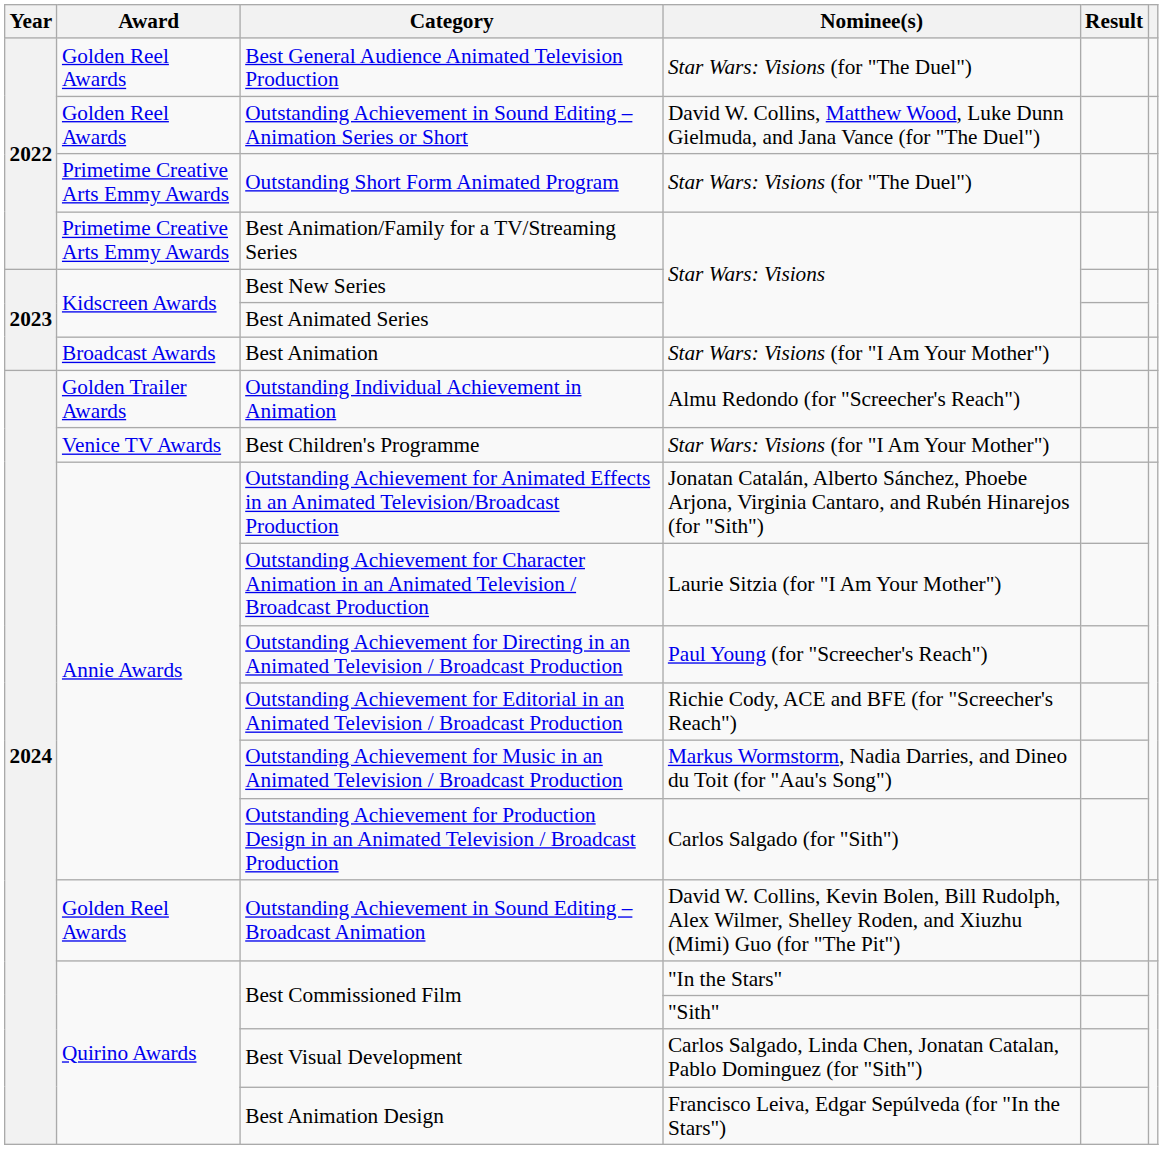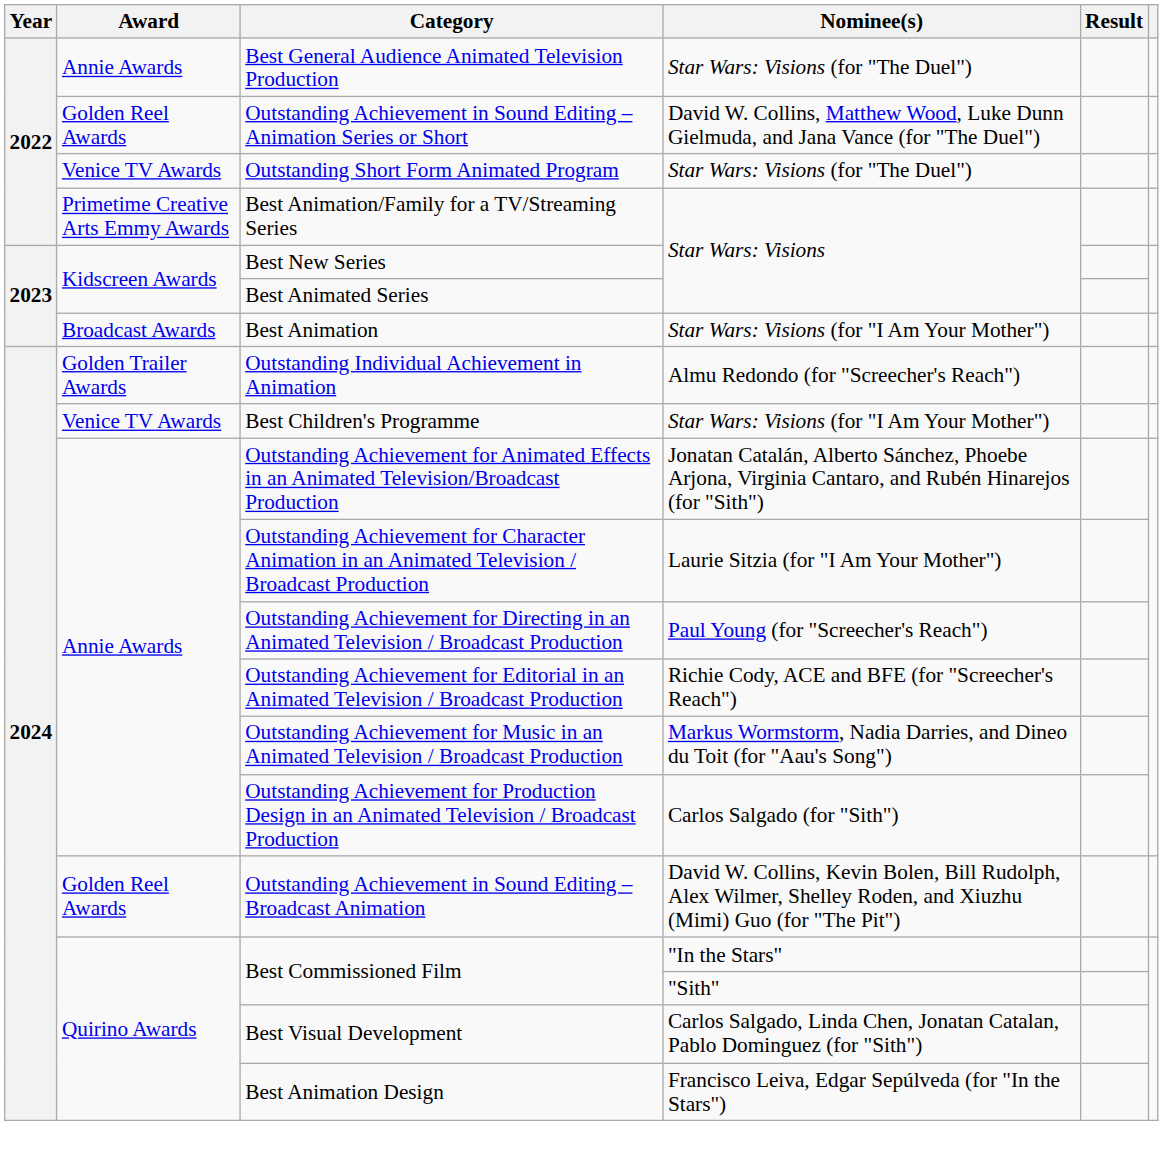(115, 67) Golden Reel Awards -> (122, 67) Annie Awards
(145, 182) Primetime Creative Arts Emmy Awards -> (142, 170) Venice TV Awards
